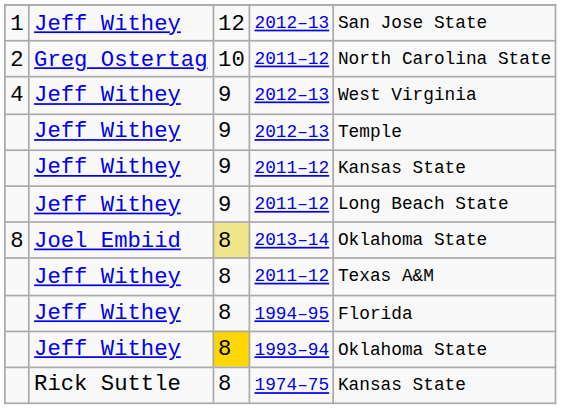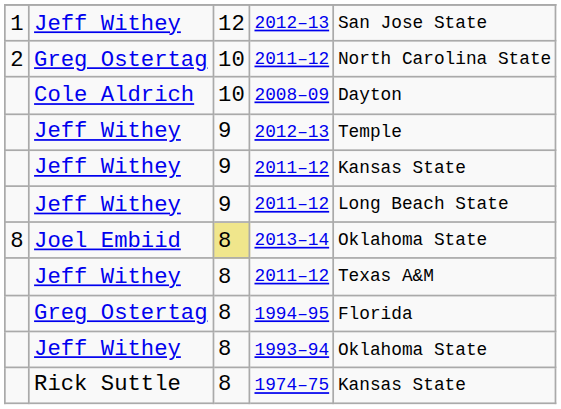+ row: (17, 95)
- row: (17, 95)
(107, 313) Jeff Withey -> (121, 313) Greg Ostertag
(225, 349) gold background -> (225, 349) no background
